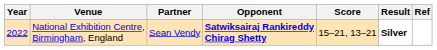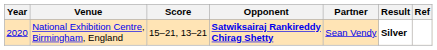columns swapped: (175, 12) <-> (348, 12)
(17, 33) 2022 -> (17, 33) 2020
